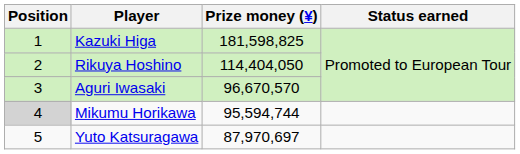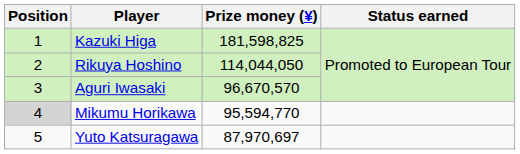(262, 64) 114,404,050 -> (262, 64) 114,044,050
(262, 112) 95,594,744 -> (262, 112) 95,594,770
